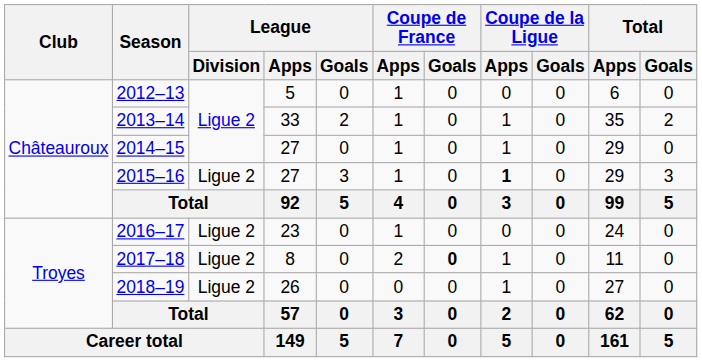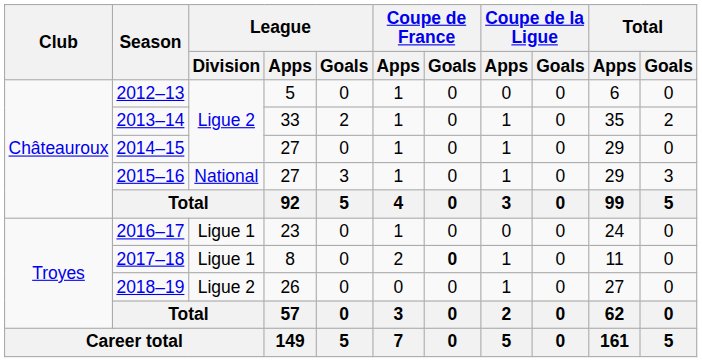(226, 176) Ligue 2 -> (226, 176) National
(506, 176) bold -> (506, 176) normal
(226, 231) Ligue 2 -> (226, 231) Ligue 1
(226, 259) Ligue 2 -> (226, 259) Ligue 1
